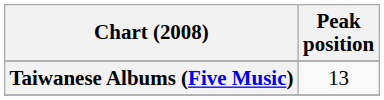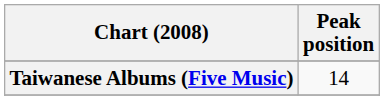(339, 77) 13 -> (339, 77) 14
